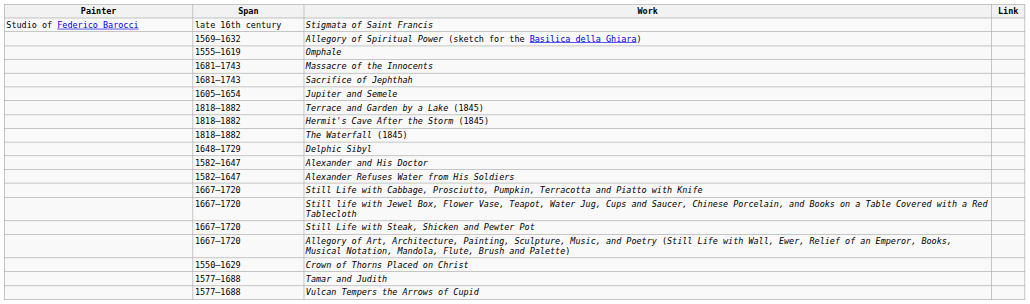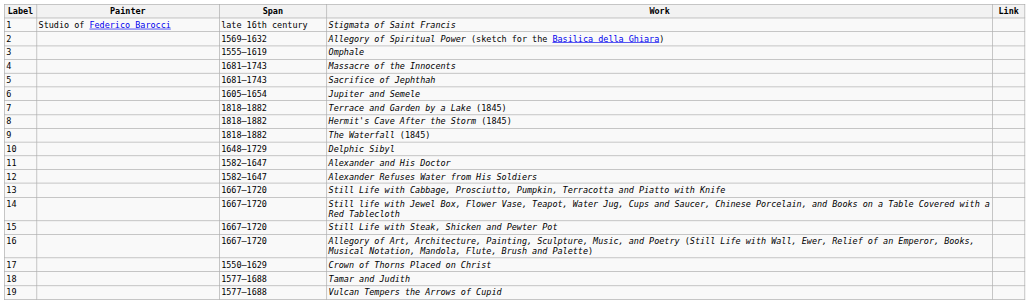+ column: (20, 11)
